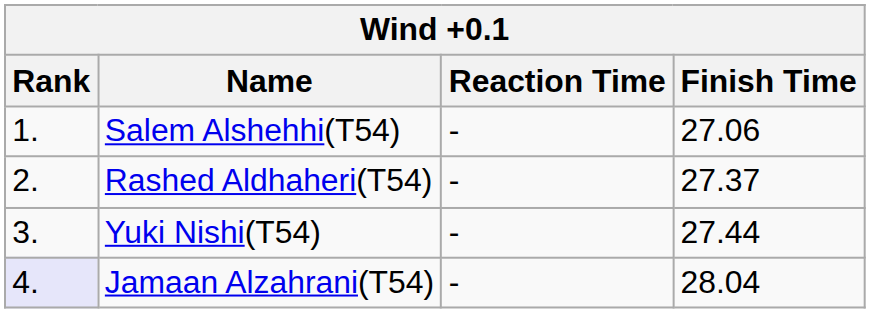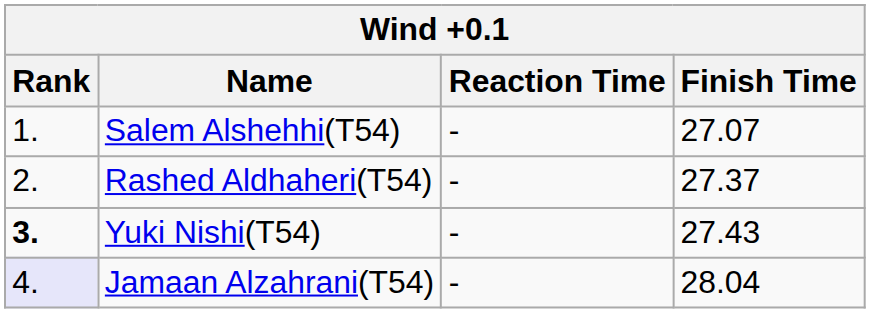(720, 130) 27.06 -> (720, 130) 27.07
(26, 231) normal -> (26, 231) bold
(720, 231) 27.44 -> (720, 231) 27.43
